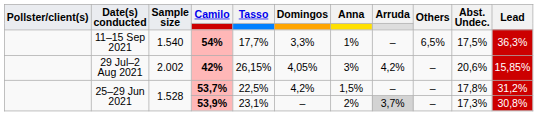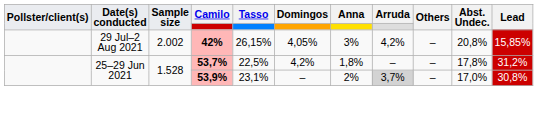- row: (212, 43)
(472, 68) 20,6% -> (472, 43) 20,8%
(351, 88) 1,5% -> (351, 63) 1,8%
(472, 104) 17,3% -> (472, 78) 17,0%
